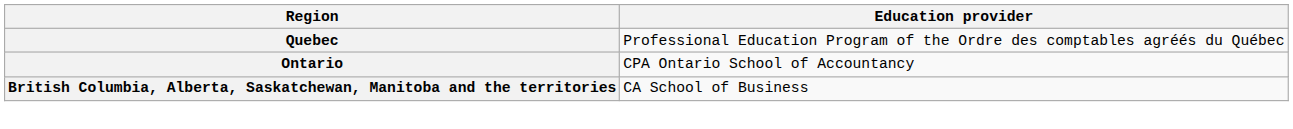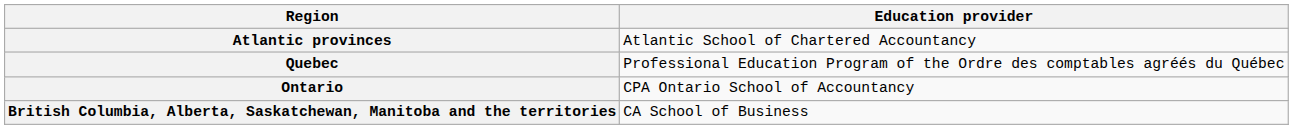+ row: (312, 40)
